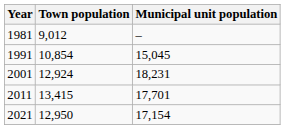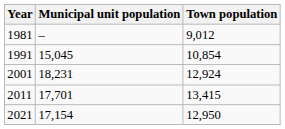columns swapped: (84, 14) <-> (206, 14)
